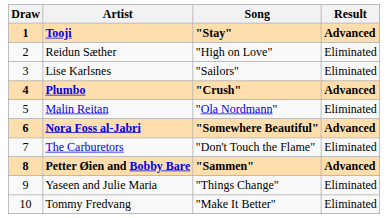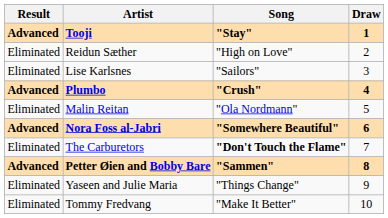columns swapped: (26, 14) <-> (350, 14)
(255, 147) normal -> (281, 147) bold
